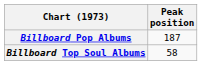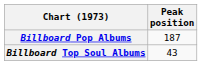(172, 53) 58 -> (172, 53) 43
